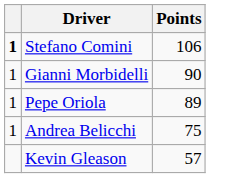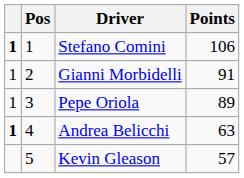+ column: (38, 18)
(193, 74) 90 -> (226, 74) 91
(13, 131) normal -> (13, 131) bold
(193, 131) 75 -> (226, 131) 63
